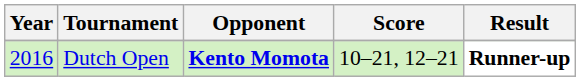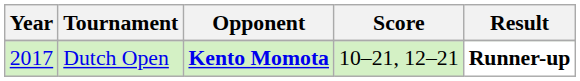(31, 58) 2016 -> (31, 58) 2017
